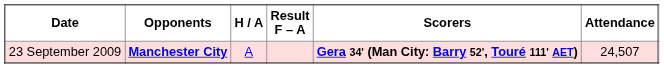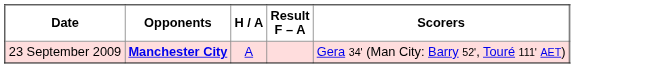- column: (620, 23)
(447, 52) bold -> (441, 52) normal
